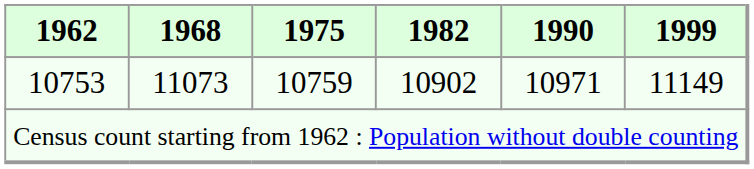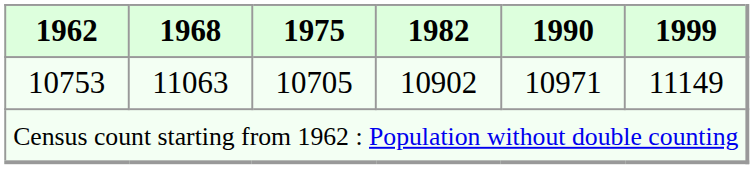(190, 82) 11073 -> (190, 82) 11063
(314, 82) 10759 -> (314, 82) 10705
